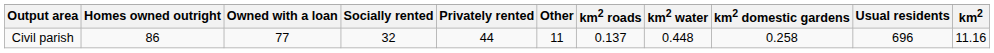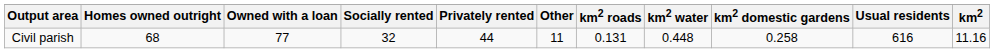(153, 37) 86 -> (153, 37) 68
(611, 37) 0.137 -> (611, 37) 0.131
(903, 37) 696 -> (903, 37) 616
